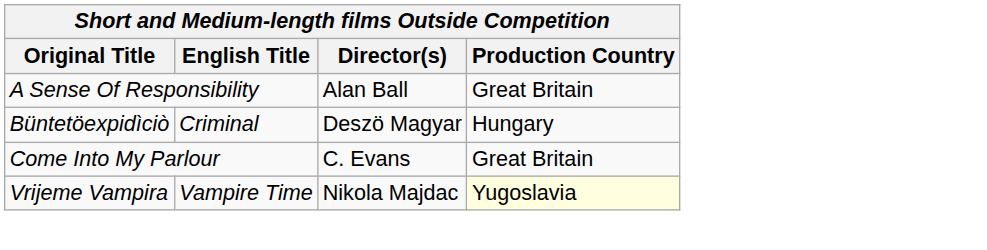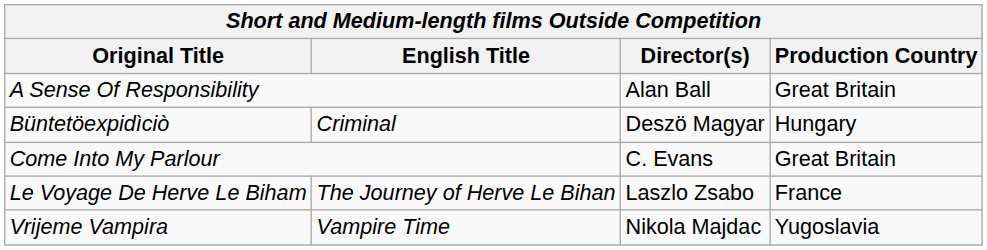+ row: (158, 192)
(524, 192) lightyellow background -> (827, 227) no background
